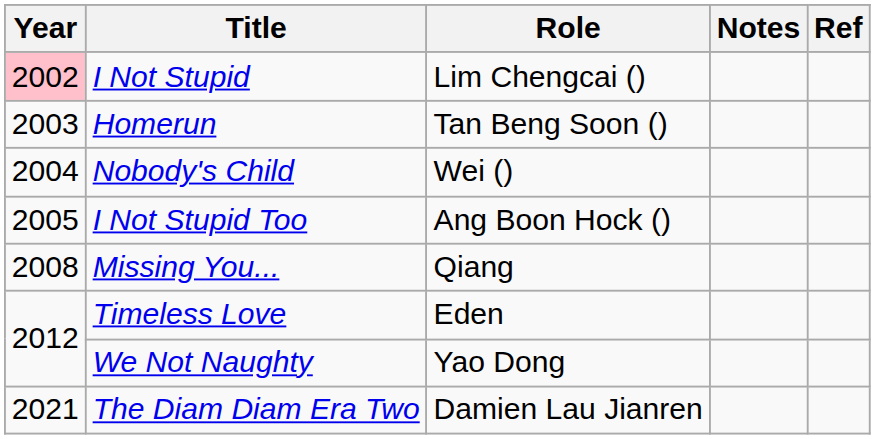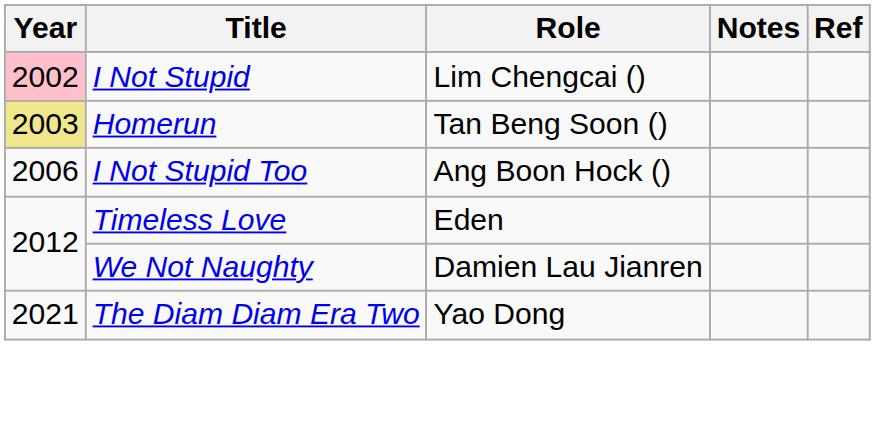(45, 123) no background -> (45, 123) khaki background
- row: (193, 171)
(45, 219) 2005 -> (45, 171) 2006
- row: (186, 266)
(499, 362) Yao Dong -> (568, 266) Damien Lau Jianren
(568, 409) Damien Lau Jianren -> (499, 314) Yao Dong
